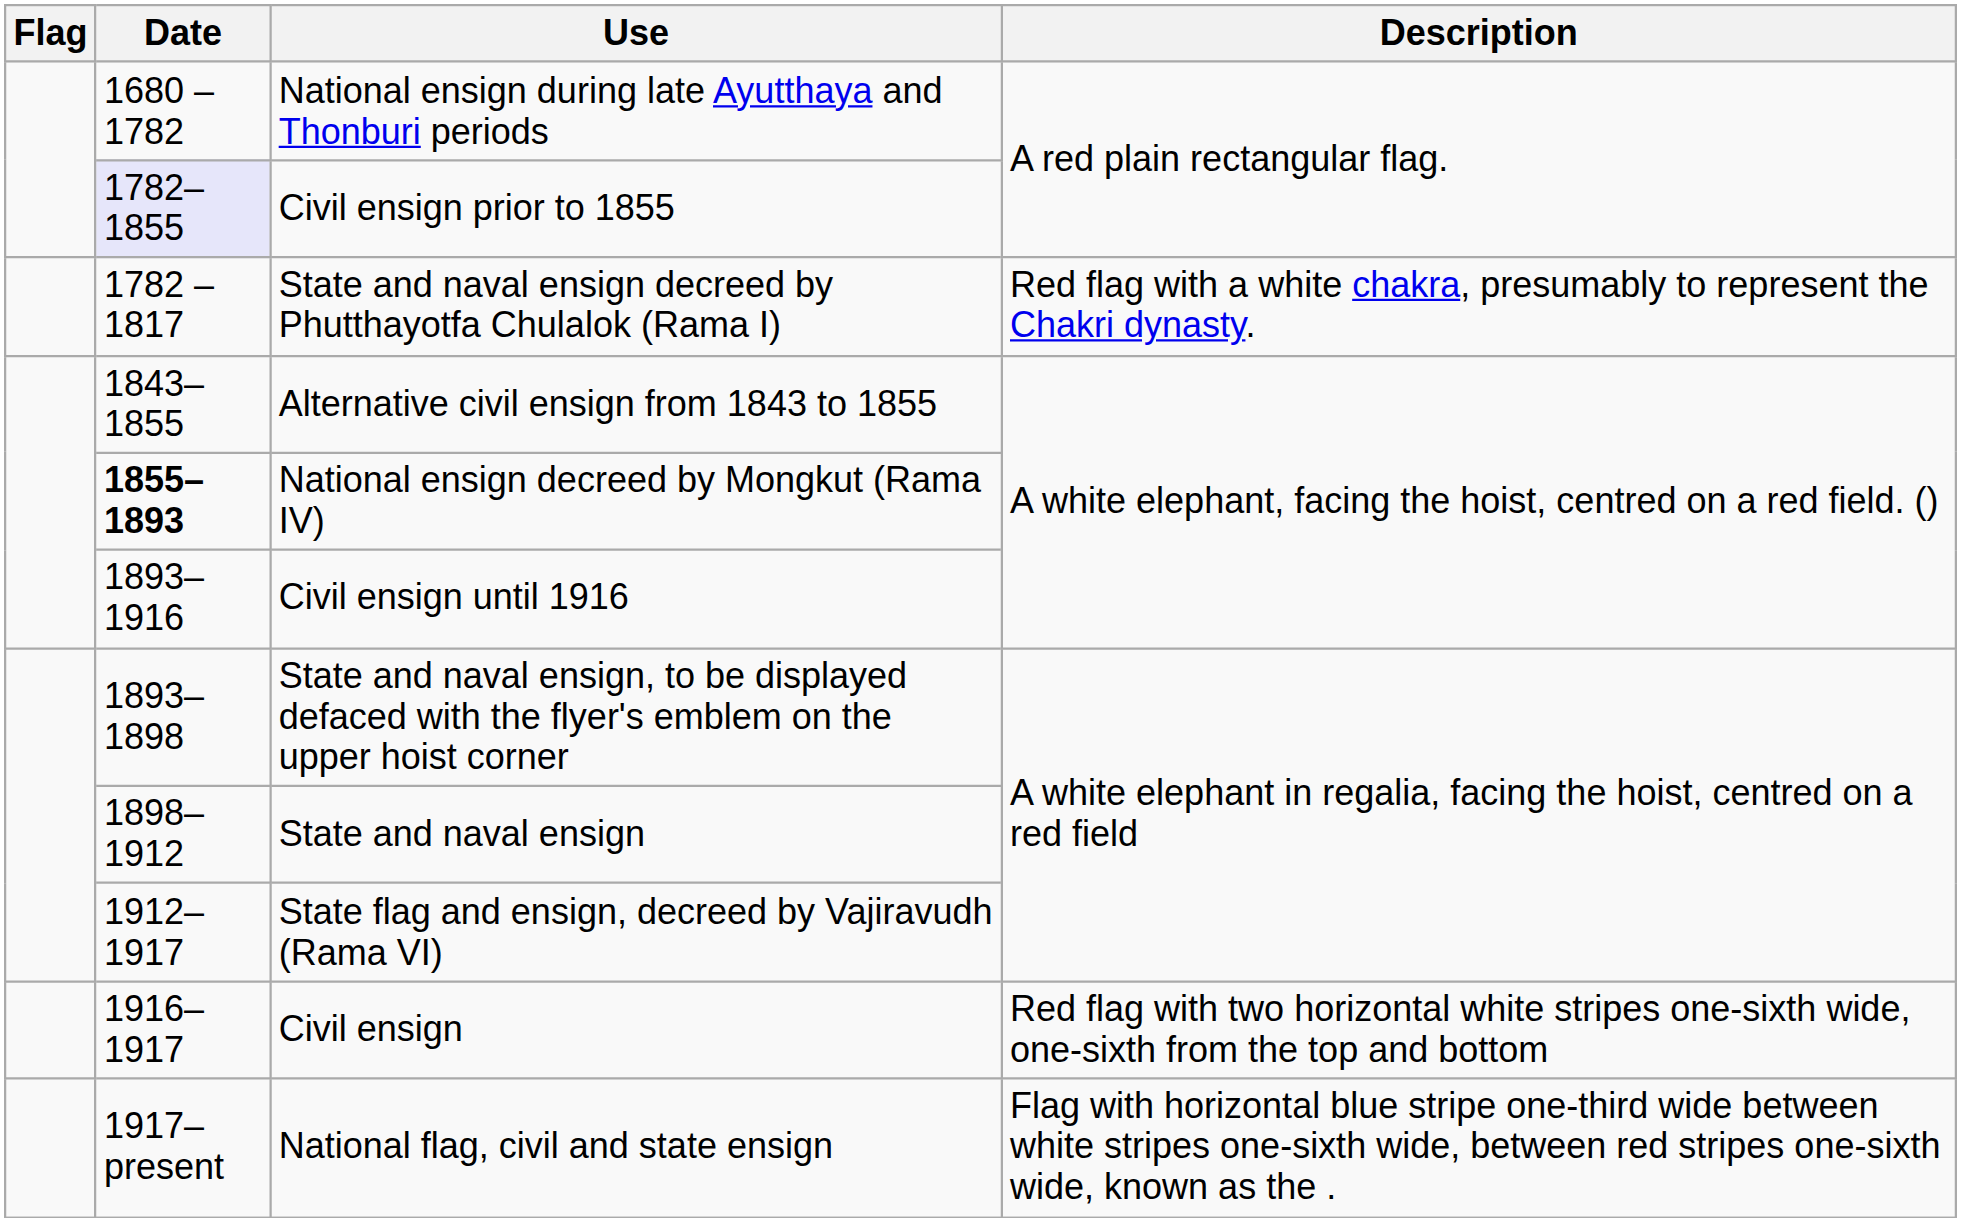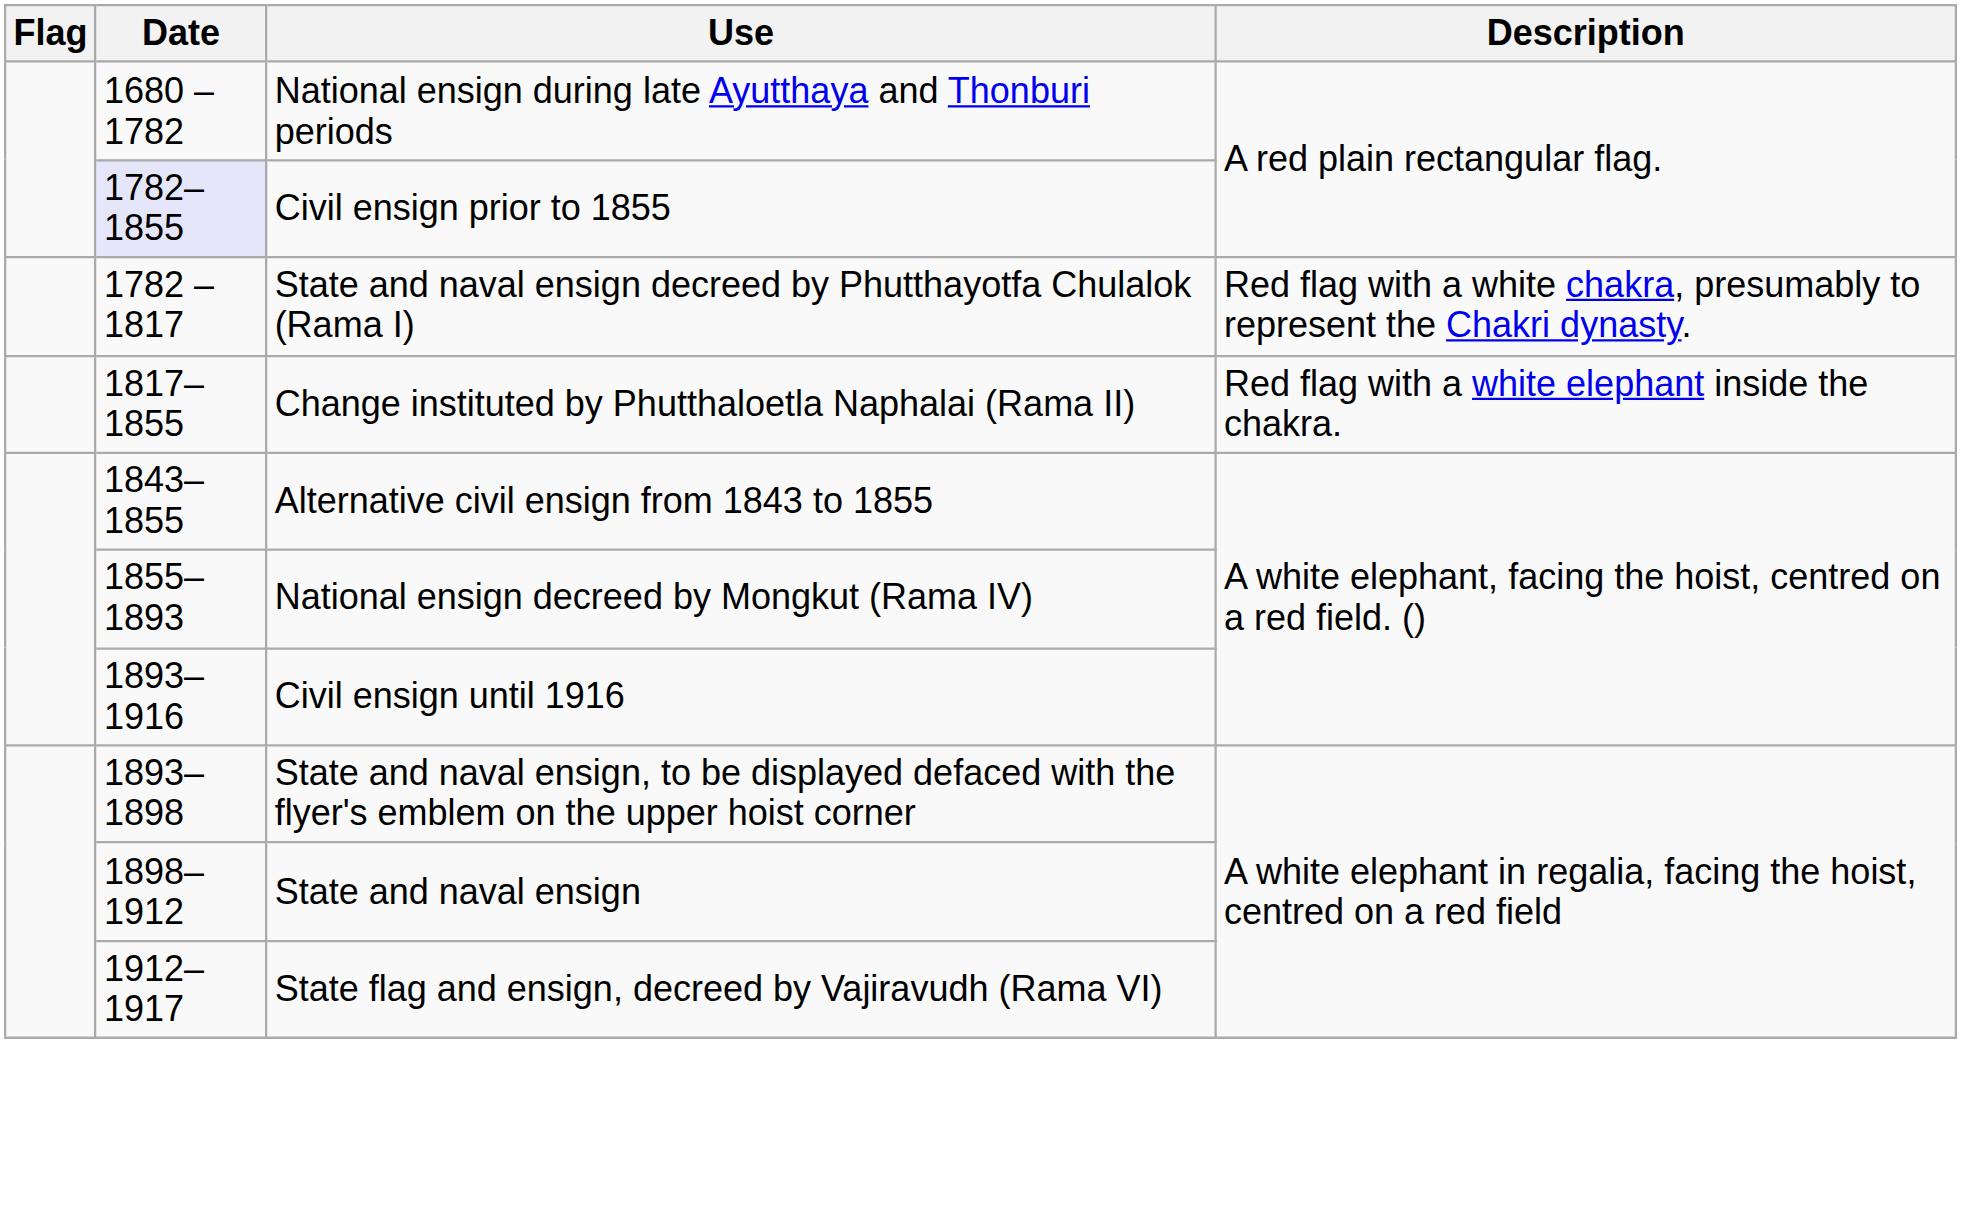+ row: (705, 403)
(154, 500) bold -> (154, 598) normal
- row: (371, 1029)
- row: (556, 1147)
